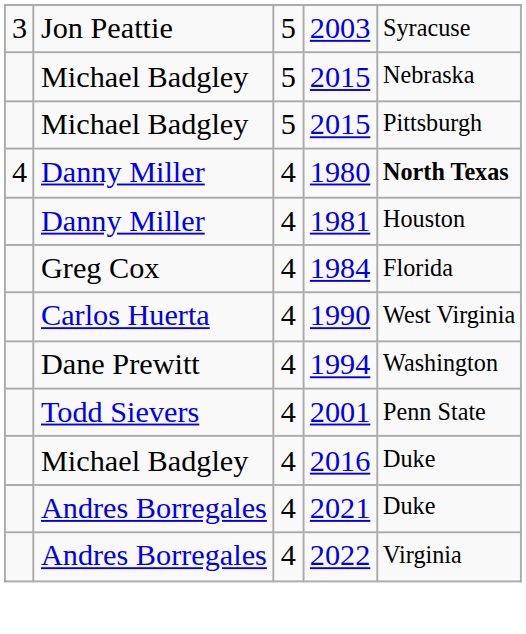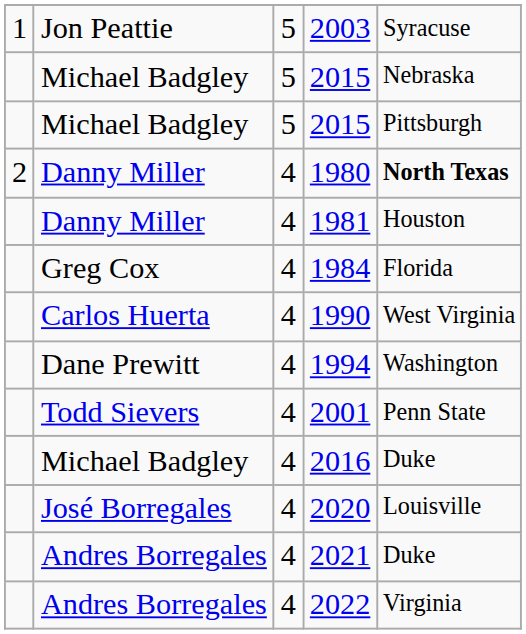(19, 28) 3 -> (19, 28) 1
(19, 172) 4 -> (19, 172) 2
+ row: (136, 508)
